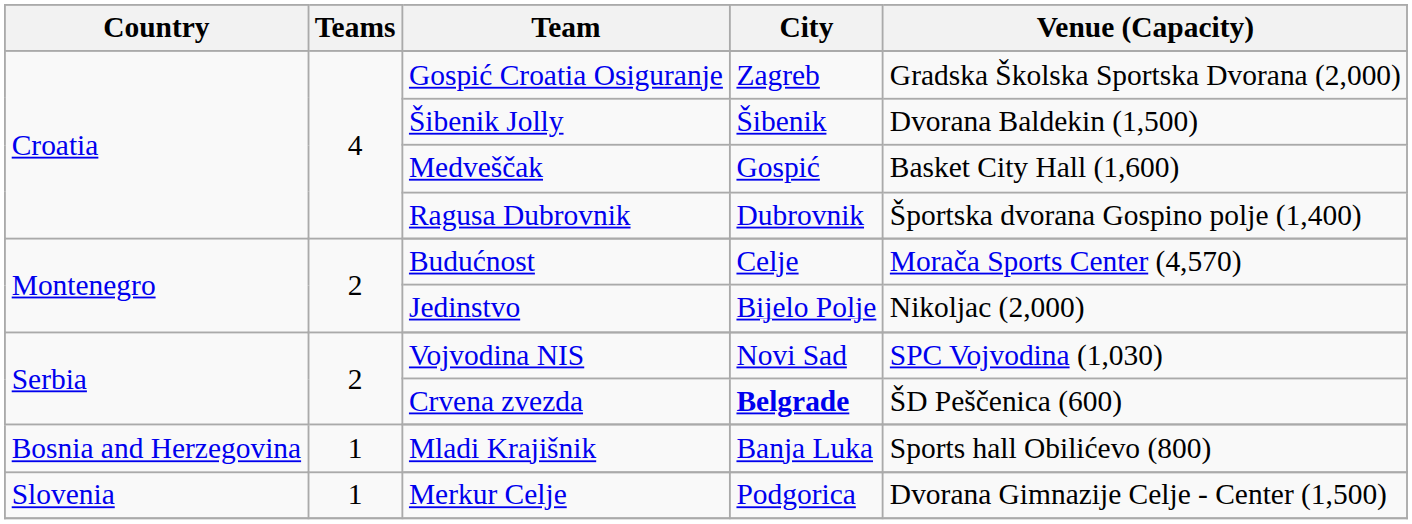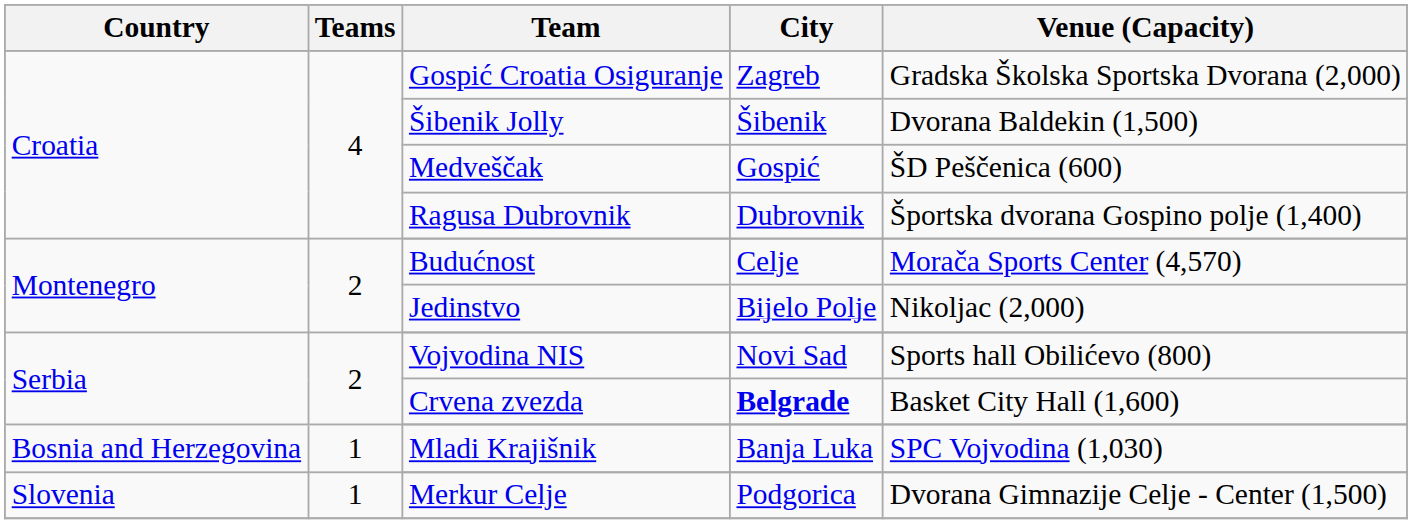(1035, 167) Basket City Hall (1,600) -> (1006, 167) ŠD Peščenica (600)
(1026, 354) SPC Vojvodina (1,030) -> (1051, 354) Sports hall Obilićevo (800)
(1006, 401) ŠD Peščenica (600) -> (1035, 401) Basket City Hall (1,600)
(1051, 448) Sports hall Obilićevo (800) -> (1026, 448) SPC Vojvodina (1,030)
